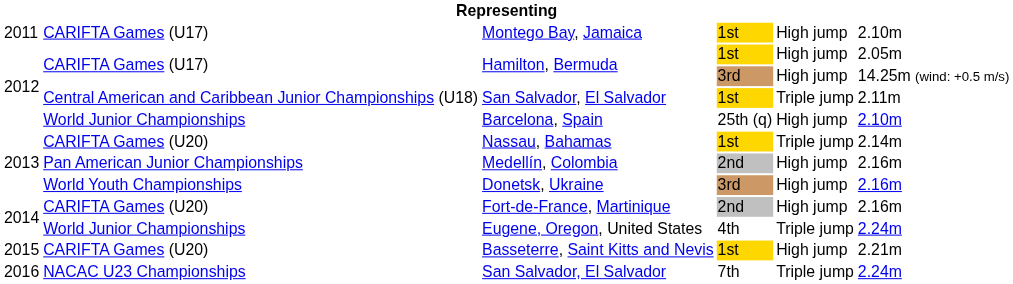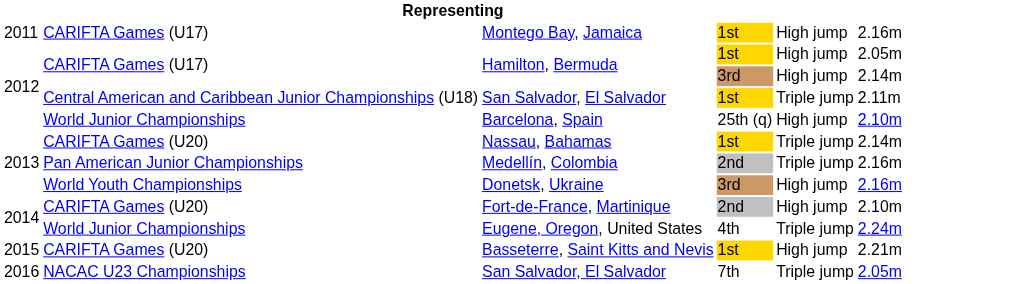(880, 32) 2.10m -> (880, 32) 2.16m
(934, 76) 14.25m (wind: +0.5 m/s) -> (880, 76) 2.14m
(812, 163) High jump -> (815, 163) Triple jump
(880, 206) 2.16m -> (880, 206) 2.10m
(880, 272) 2.24m -> (880, 272) 2.05m
